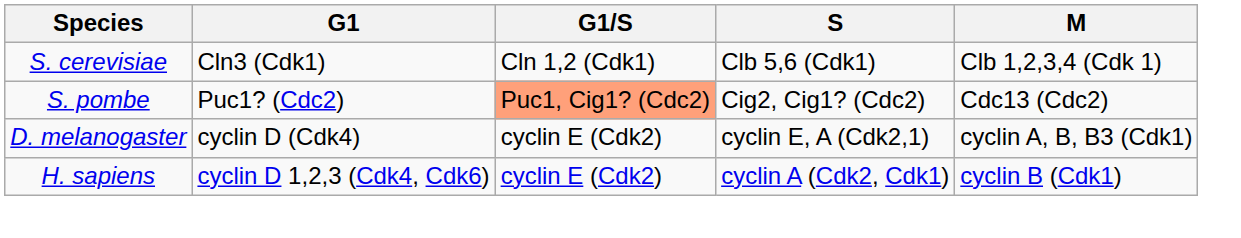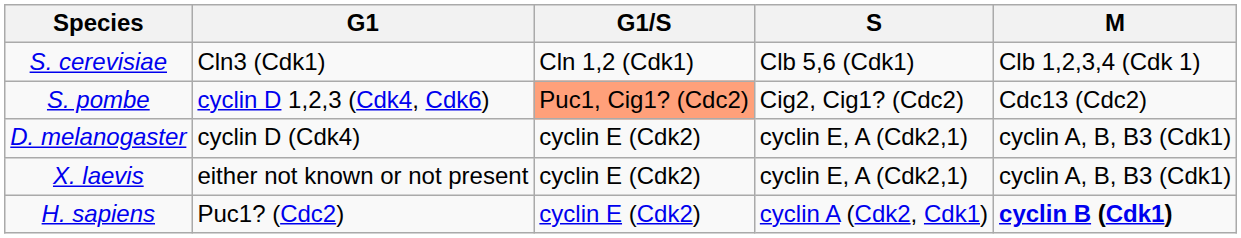(271, 99) Puc1? (Cdc2) -> (344, 99) cyclin D 1,2,3 (Cdk4, Cdk6)
+ row: (98, 175)
(344, 175) cyclin D 1,2,3 (Cdk4, Cdk6) -> (271, 213) Puc1? (Cdc2)
(1041, 175) normal -> (1086, 213) bold
